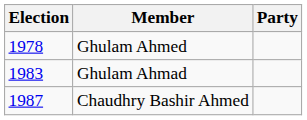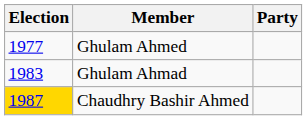(26, 45) 1978 -> (26, 45) 1977
(26, 100) no background -> (26, 100) gold background
